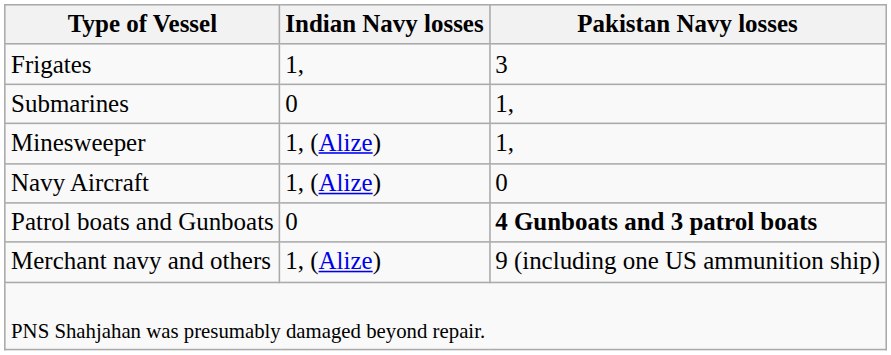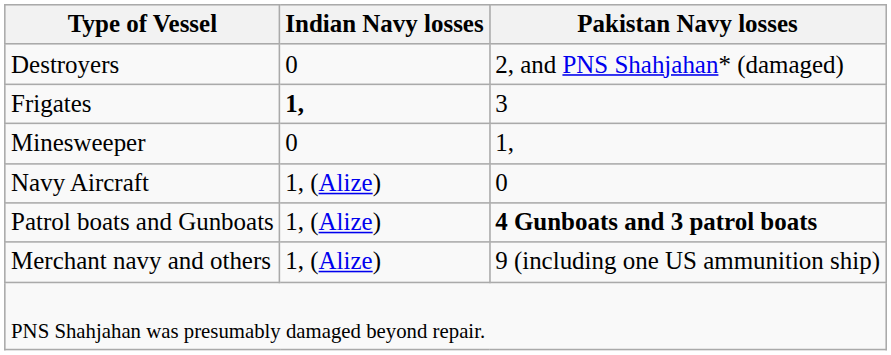+ row: (65, 63)
(295, 63) normal -> (295, 103) bold
- row: (70, 103)
(333, 143) 1, (Alize) -> (292, 143) 0
(292, 222) 0 -> (333, 222) 1, (Alize)
